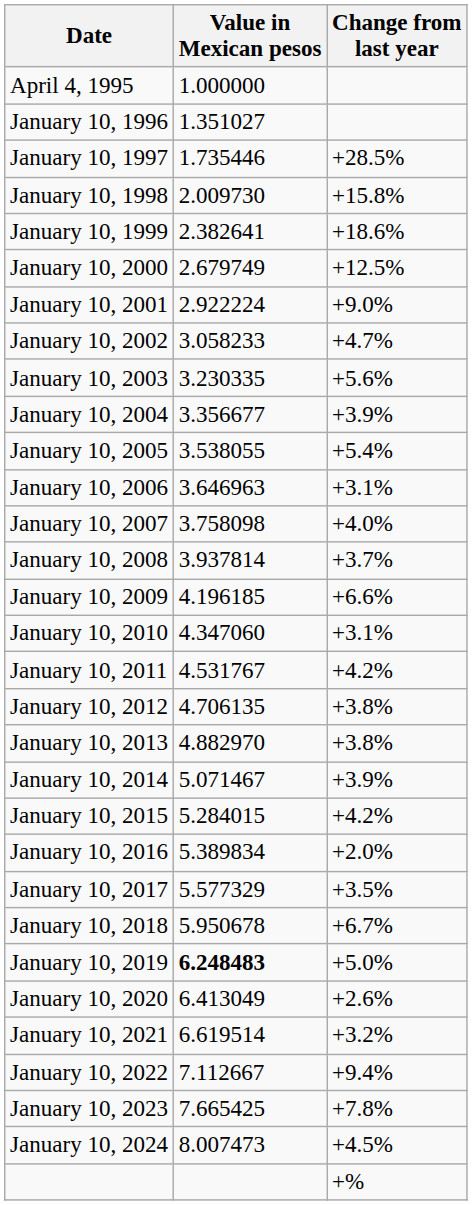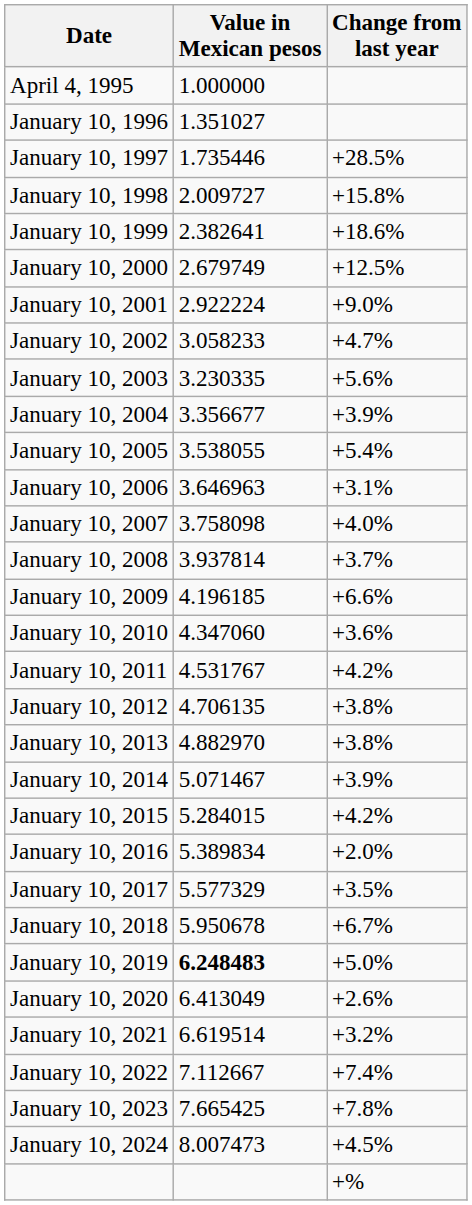(222, 194) 2.009730 -> (222, 194) 2.009727
(363, 633) +3.1% -> (363, 633) +3.6%
(363, 1071) +9.4% -> (363, 1071) +7.4%
